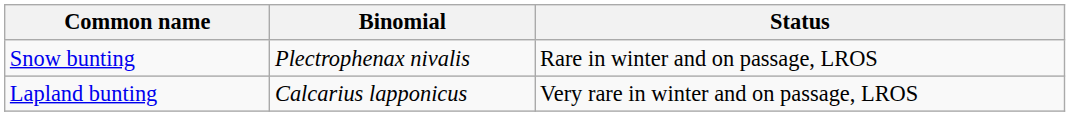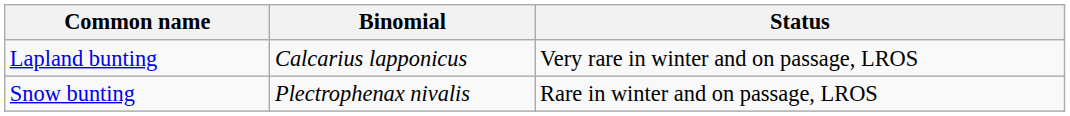rows swapped: (72, 57) <-> (84, 93)
